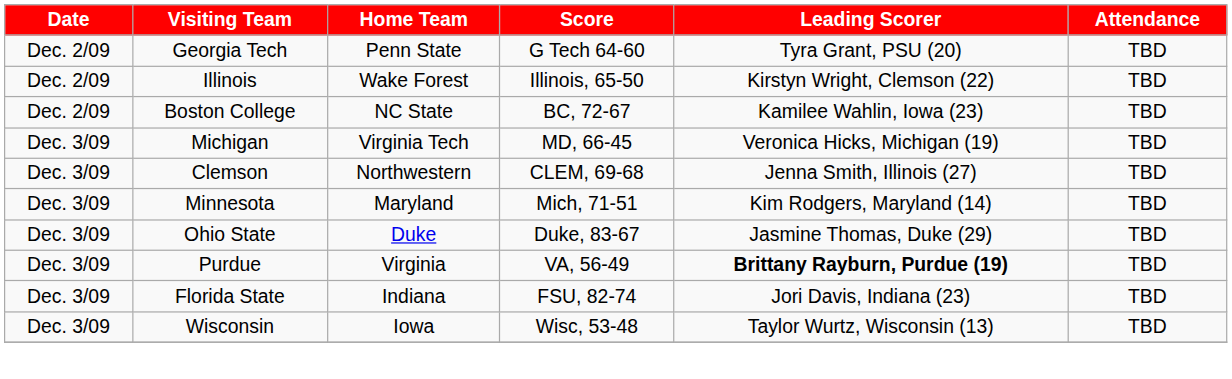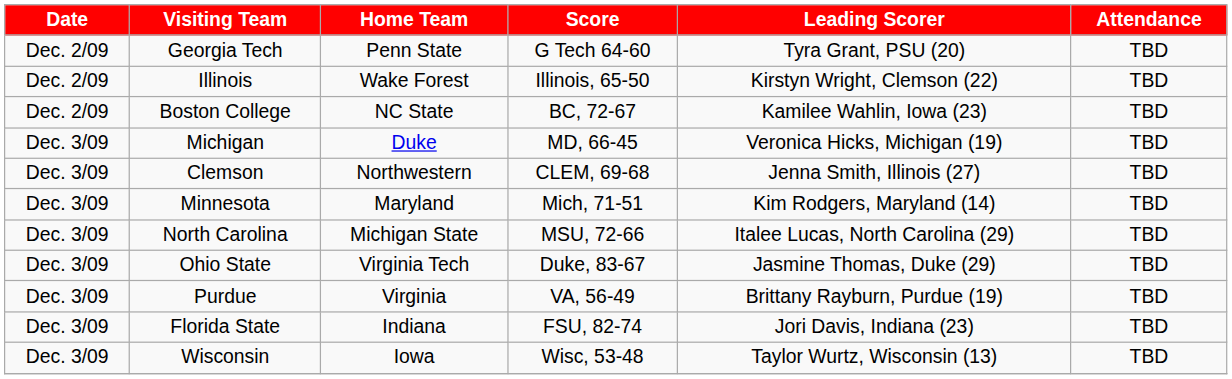(414, 142) Virginia Tech -> (414, 142) Duke
+ row: (225, 234)
(414, 234) Duke -> (414, 265) Virginia Tech
(871, 265) bold -> (874, 296) normal
